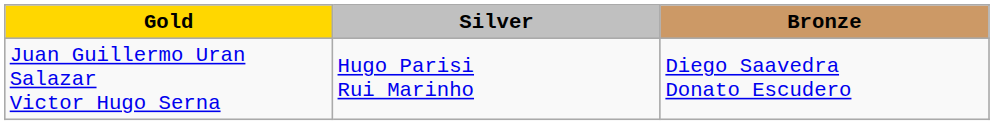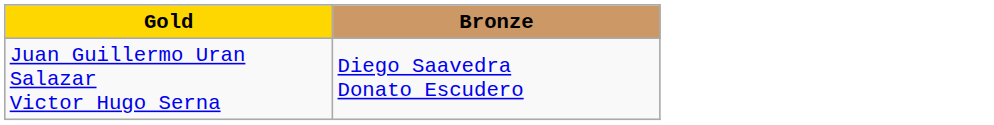- column: (497, 22)
